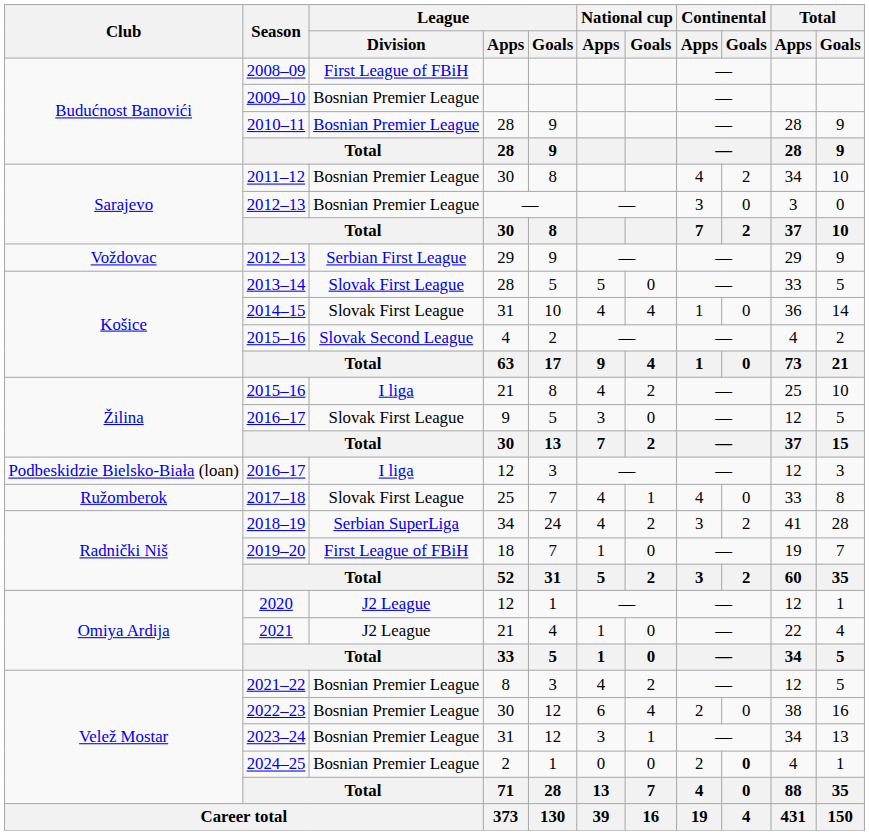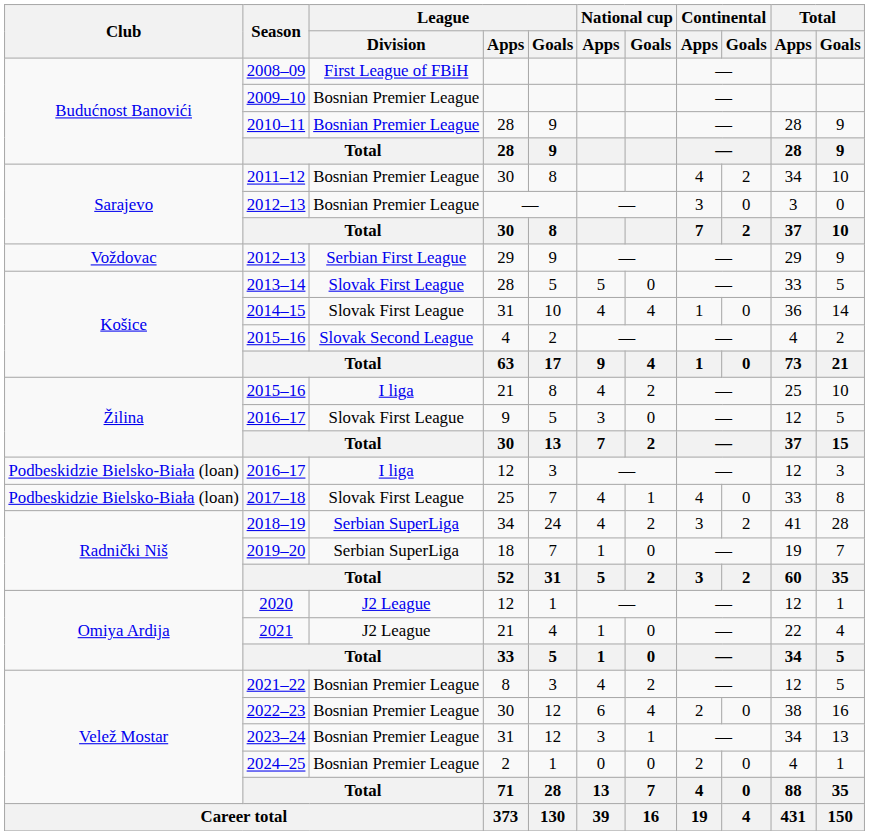(124, 497) Ružomberok -> (124, 497) Podbeskidzie Bielsko-Biała (loan)
(396, 550) First League of FBiH -> (396, 550) Serbian SuperLiga
(746, 763) bold -> (746, 763) normal
